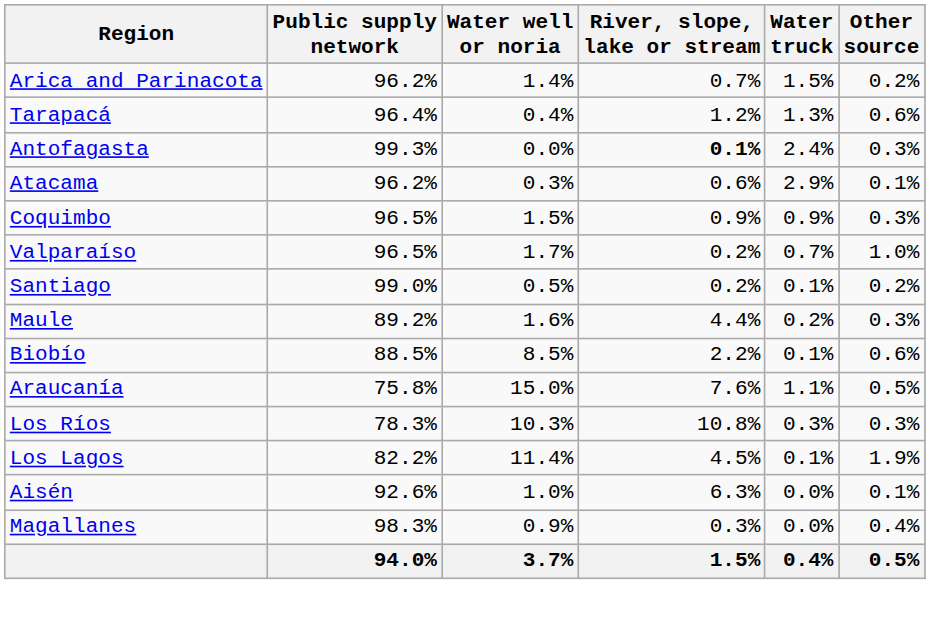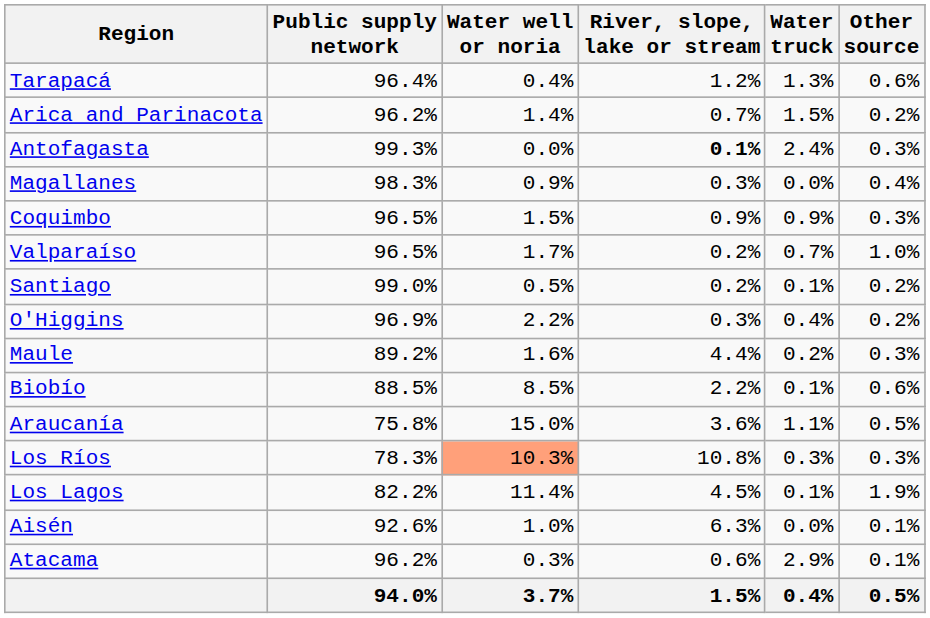rows swapped: (136, 81) <-> (60, 115)
rows swapped: (54, 184) <-> (73, 527)
+ row: (67, 321)
(735, 390) 7.6% -> (735, 424) 3.6%
(542, 424) no background -> (542, 458) lightsalmon background
